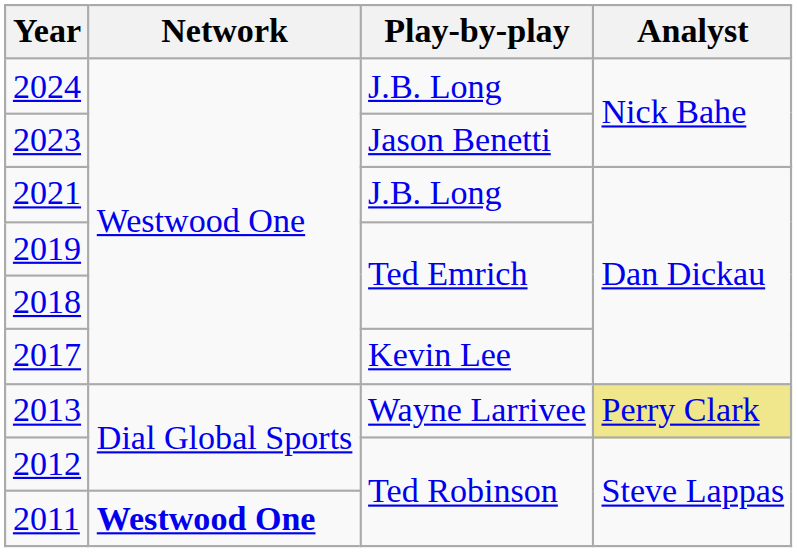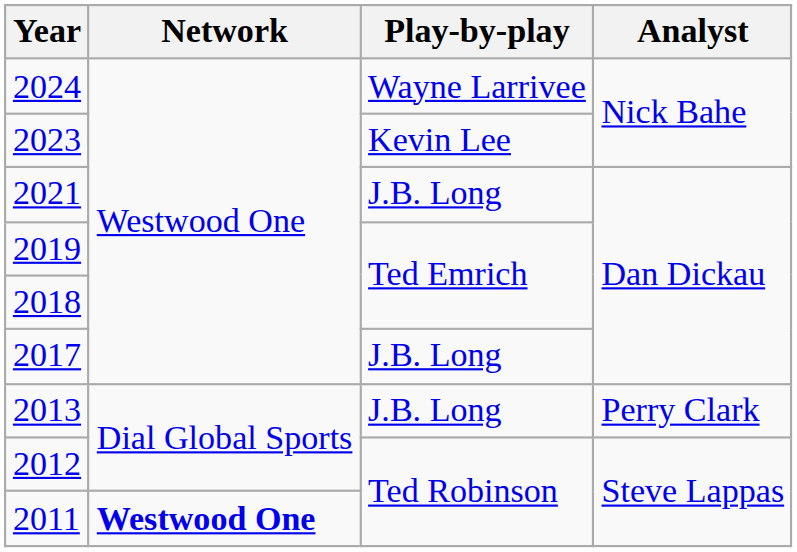(435, 85) J.B. Long -> (477, 85) Wayne Larrivee
(459, 139) Jason Benetti -> (440, 139) Kevin Lee
(440, 355) Kevin Lee -> (435, 355) J.B. Long
(477, 409) Wayne Larrivee -> (435, 409) J.B. Long
(681, 409) khaki background -> (681, 409) no background
